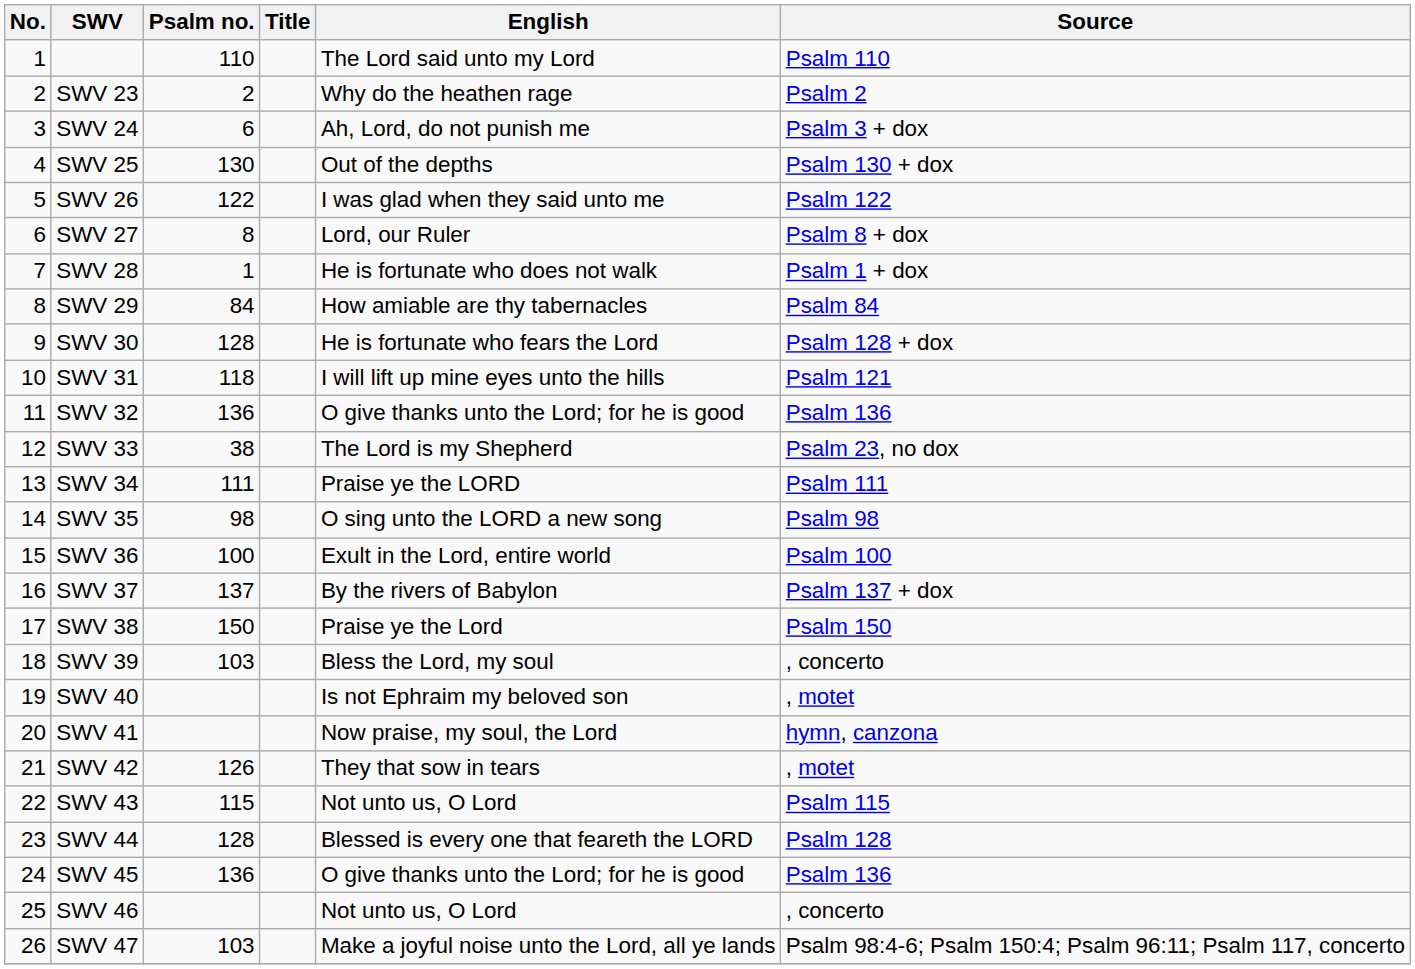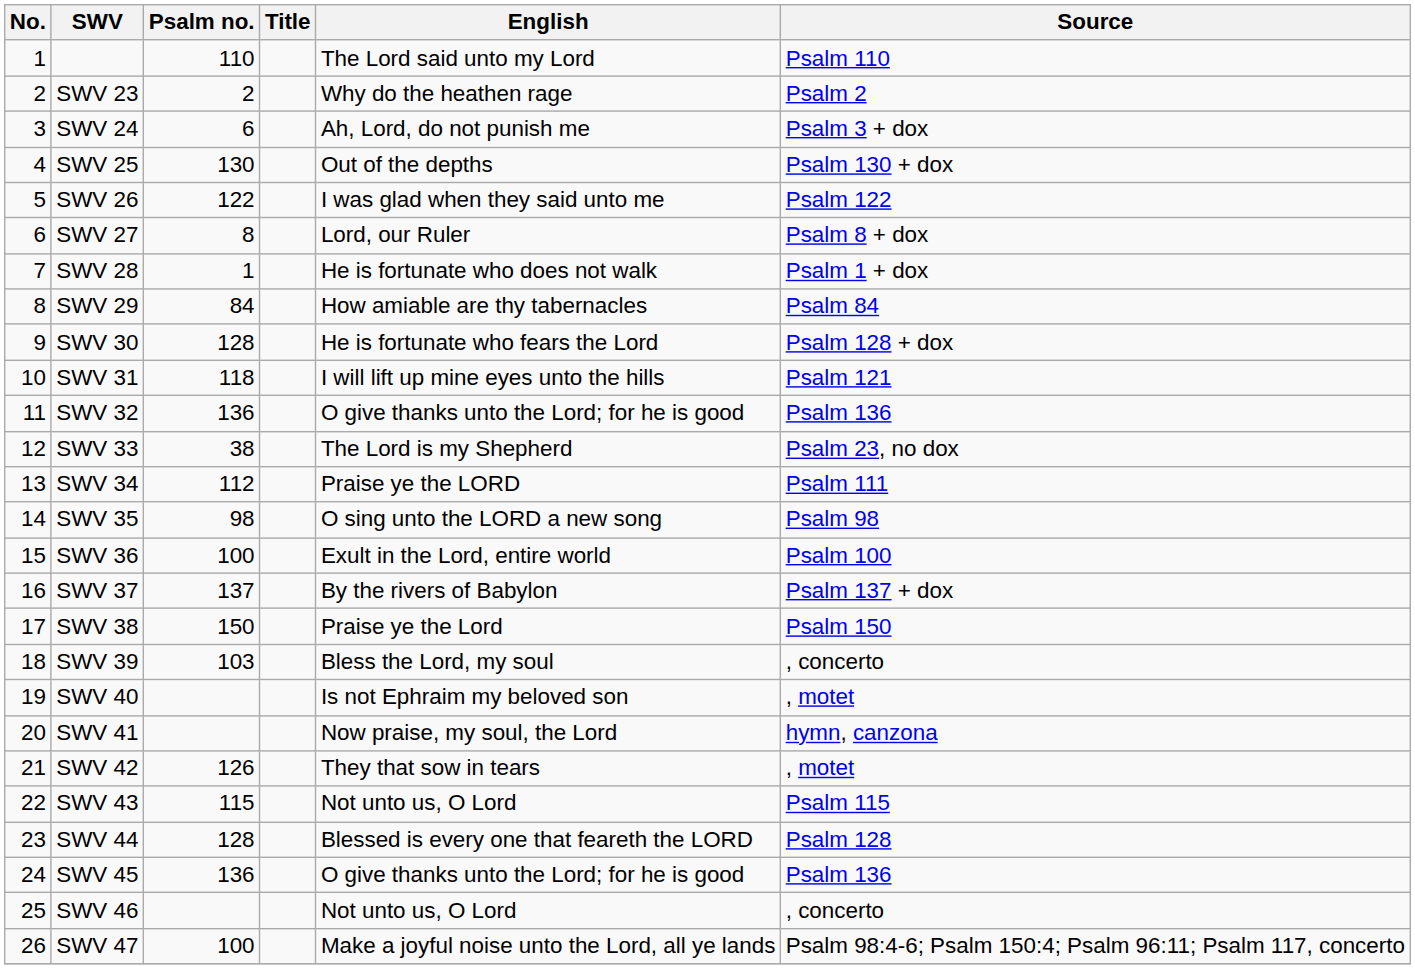(238, 484) 111 -> (237, 484) 112
(236, 945) 103 -> (236, 945) 100
